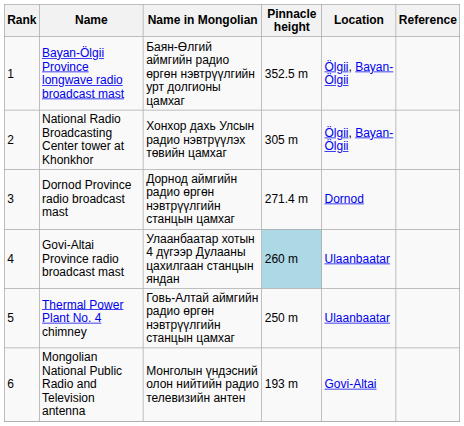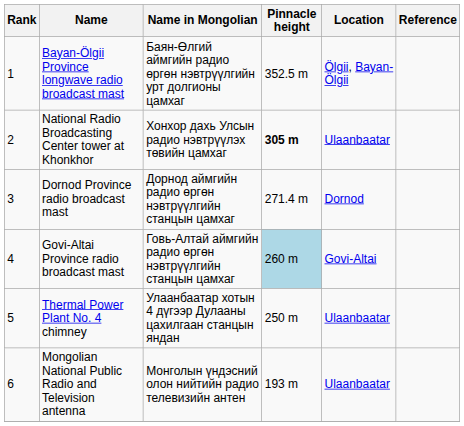(281, 139) normal -> (282, 139) bold
(359, 139) Ölgii, Bayan-Ölgii -> (357, 139) Ulaanbaatar
(200, 258) Улаанбаатар хотын 4 дүгээр Дулааны цахилгаан станцын яндан -> (202, 258) Говь-Алтай аймгийн радио өргөн нэвтрүүлгийн станцын цамхаг
(357, 258) Ulaanbaatar -> (351, 258) Govi-Altai
(202, 318) Говь-Алтай аймгийн радио өргөн нэвтрүүлгийн станцын цамхаг -> (200, 318) Улаанбаатар хотын 4 дүгээр Дулааны цахилгаан станцын яндан
(351, 384) Govi-Altai -> (357, 384) Ulaanbaatar
